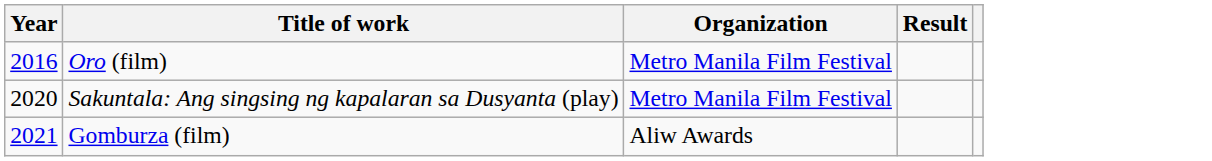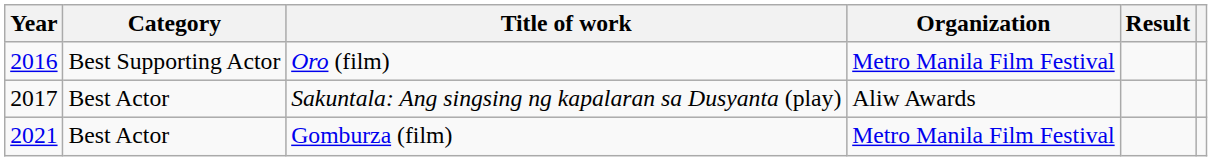+ column: (174, 23)
(34, 98) 2020 -> (34, 98) 2017
(761, 98) Metro Manila Film Festival -> (914, 98) Aliw Awards
(691, 135) Aliw Awards -> (983, 135) Metro Manila Film Festival
